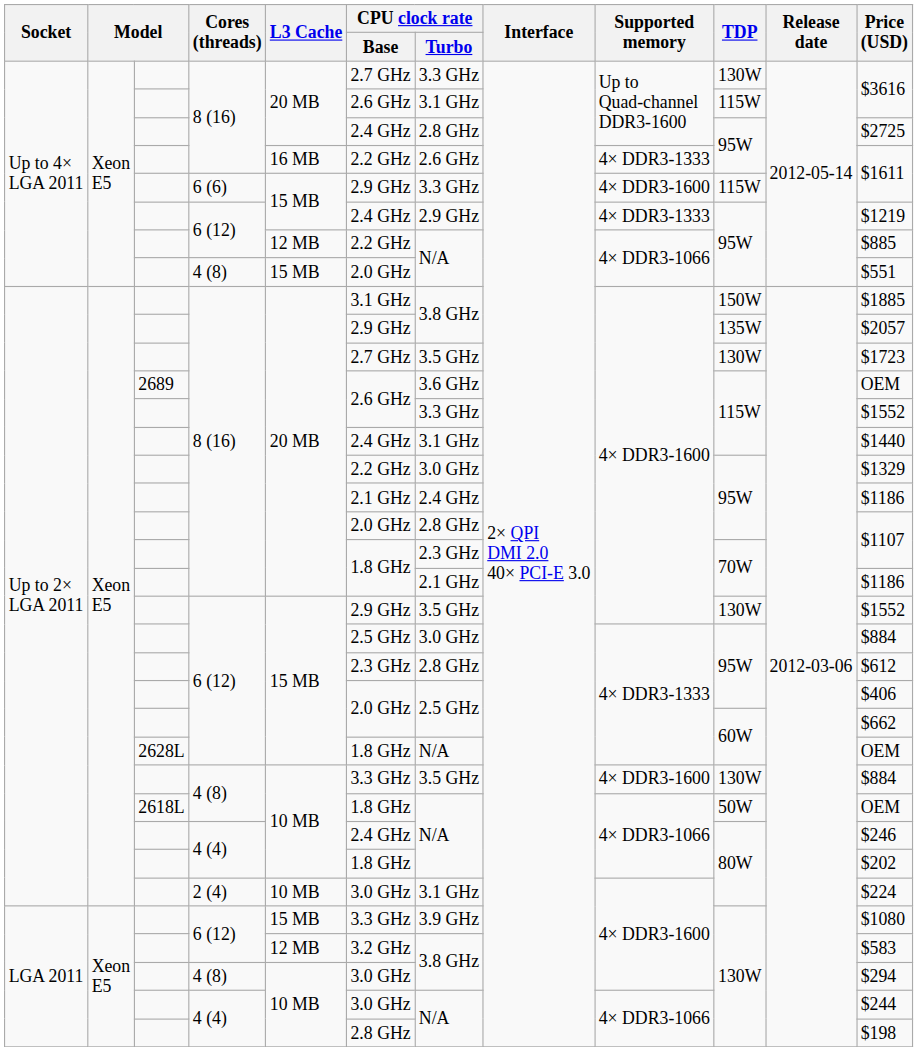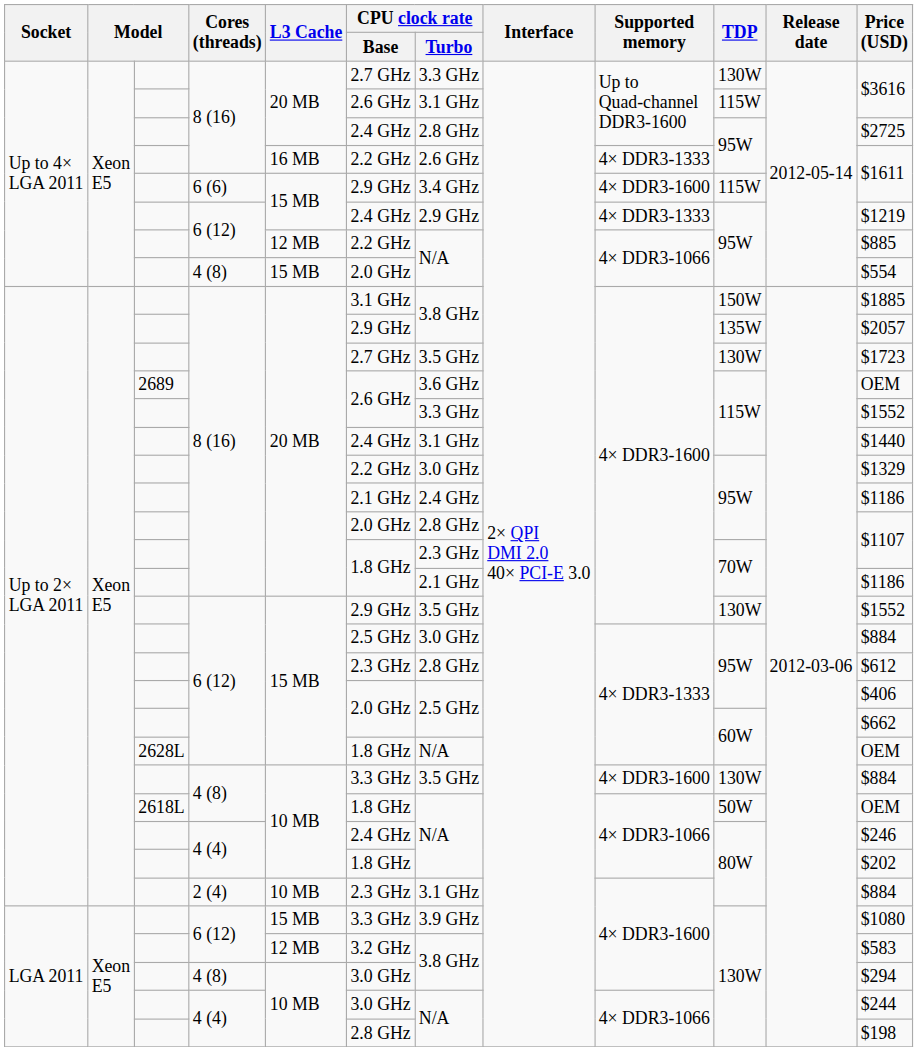(449, 187) 3.3 GHz -> (449, 187) 3.4 GHz
(878, 272) $551 -> (878, 272) $554
(381, 891) 3.0 GHz -> (381, 891) 2.3 GHz
(878, 891) $224 -> (878, 891) $884
